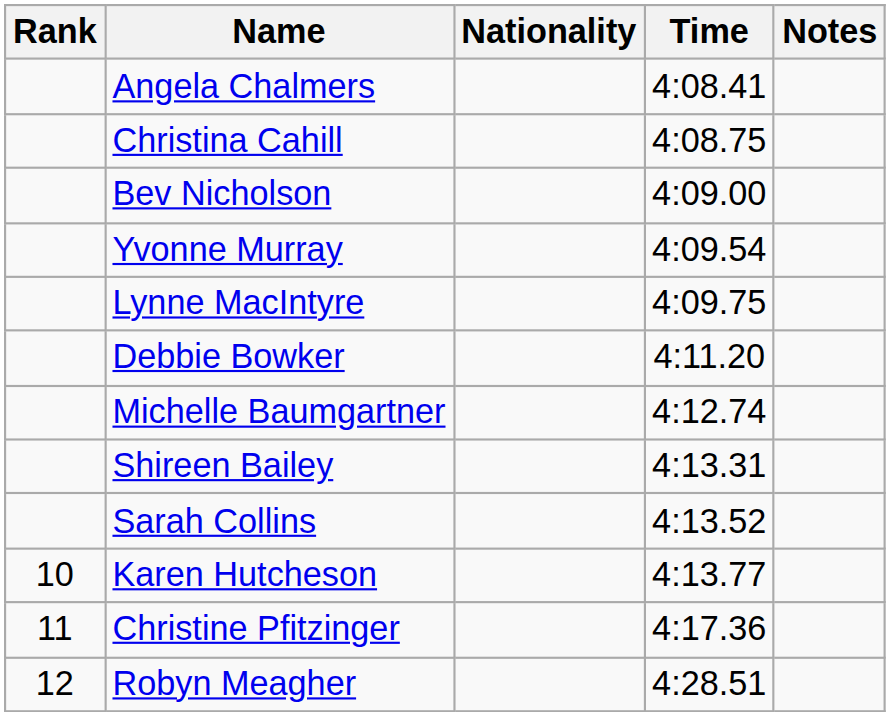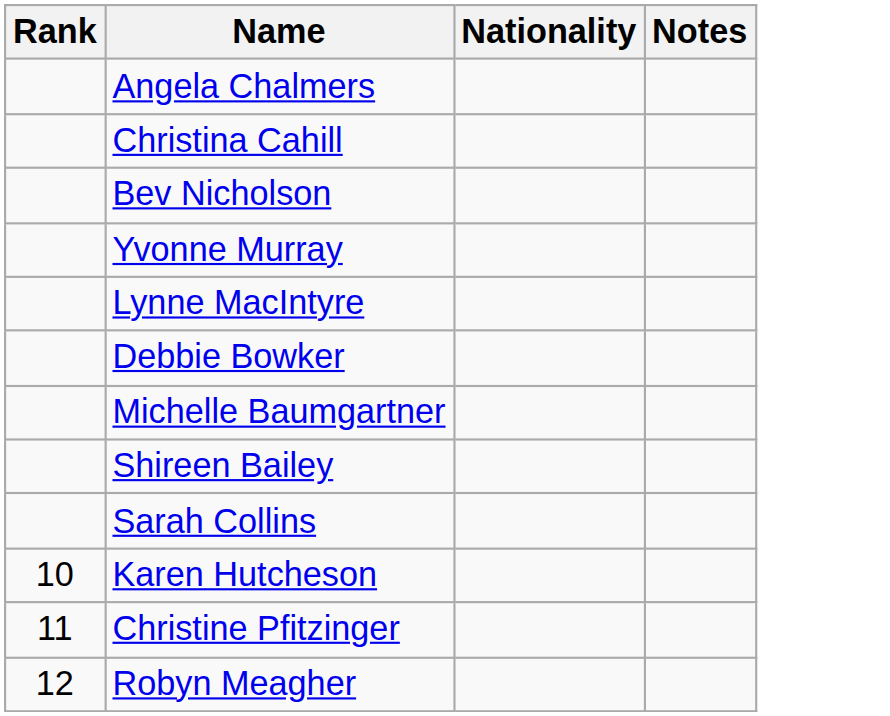- column: (709, 31)
